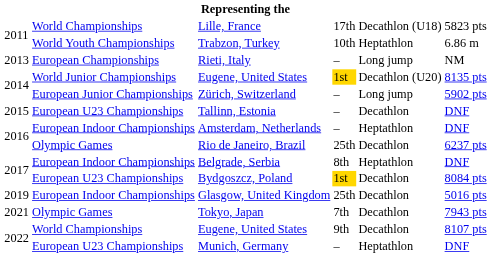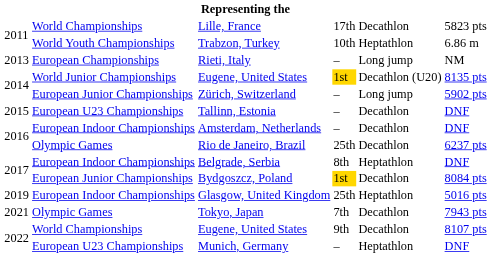(400, 26) Decathlon (U18) -> (384, 26) Decathlon
(386, 127) Heptathlon -> (384, 127) Decathlon
(108, 178) European U23 Championships -> (112, 178) European Junior Championships
(384, 195) Decathlon -> (386, 195) Heptathlon
